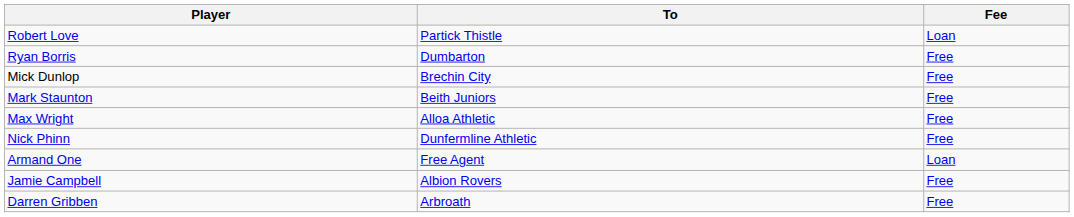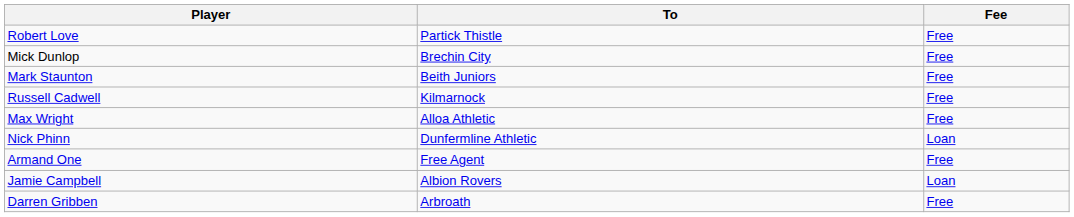(941, 36) Loan -> (940, 36) Free
- row: (42, 56)
+ row: (54, 98)
(940, 139) Free -> (941, 139) Loan
(941, 160) Loan -> (940, 160) Free
(940, 181) Free -> (941, 181) Loan
